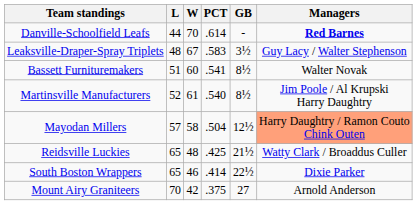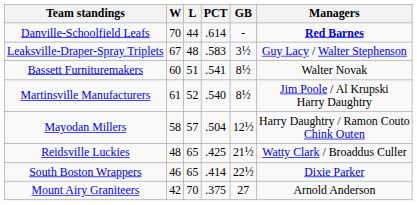columns swapped: (192, 13) <-> (175, 13)
(334, 127) lightsalmon background -> (334, 127) no background
